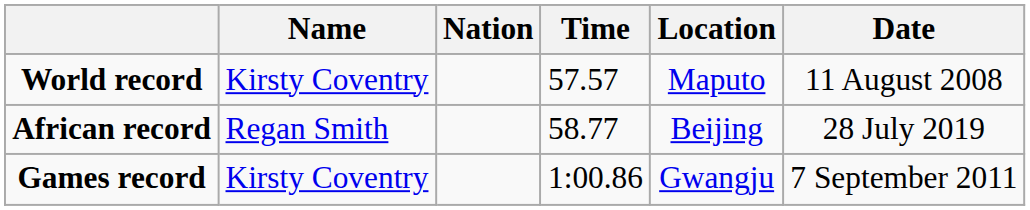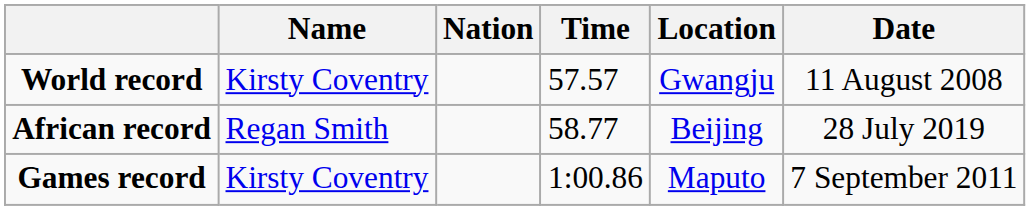(717, 79) Maputo -> (717, 79) Gwangju
(717, 178) Gwangju -> (717, 178) Maputo
